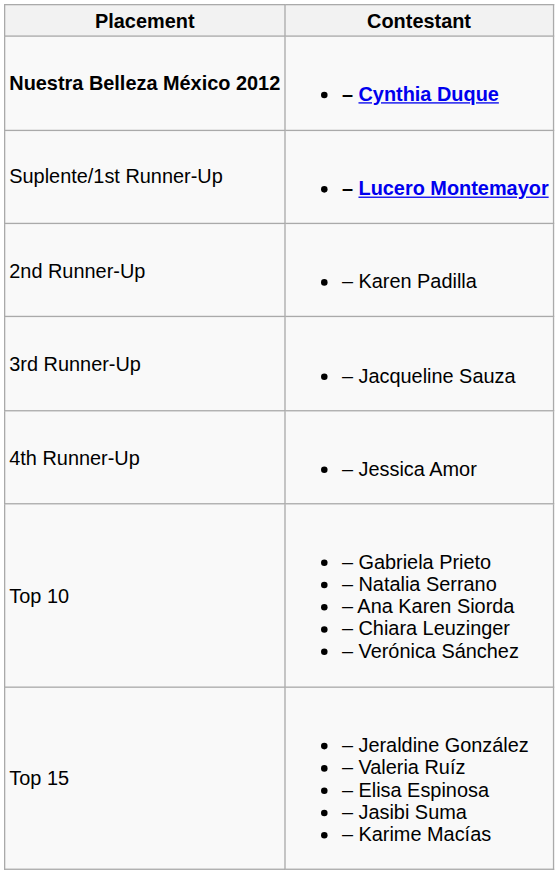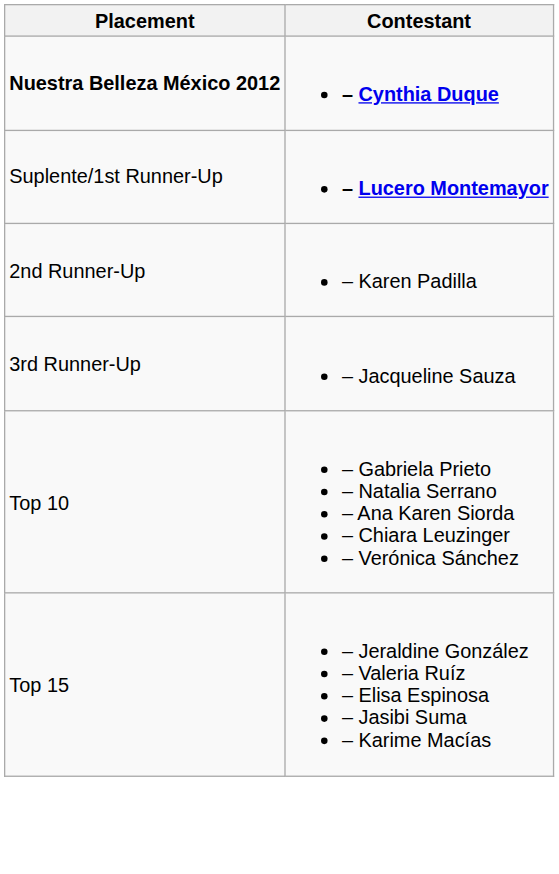- row: (75, 457)
